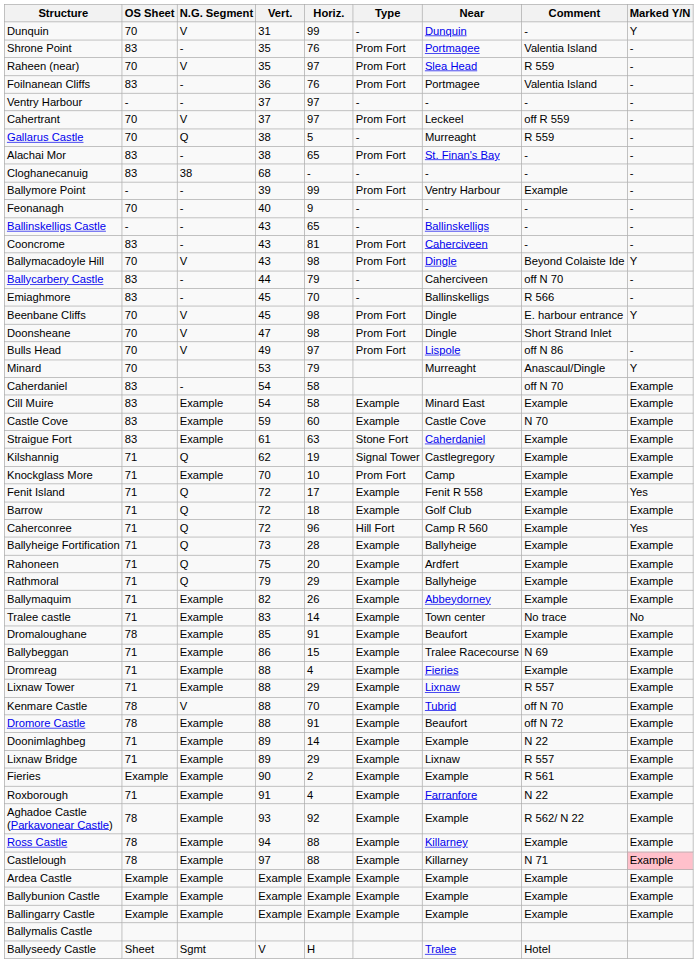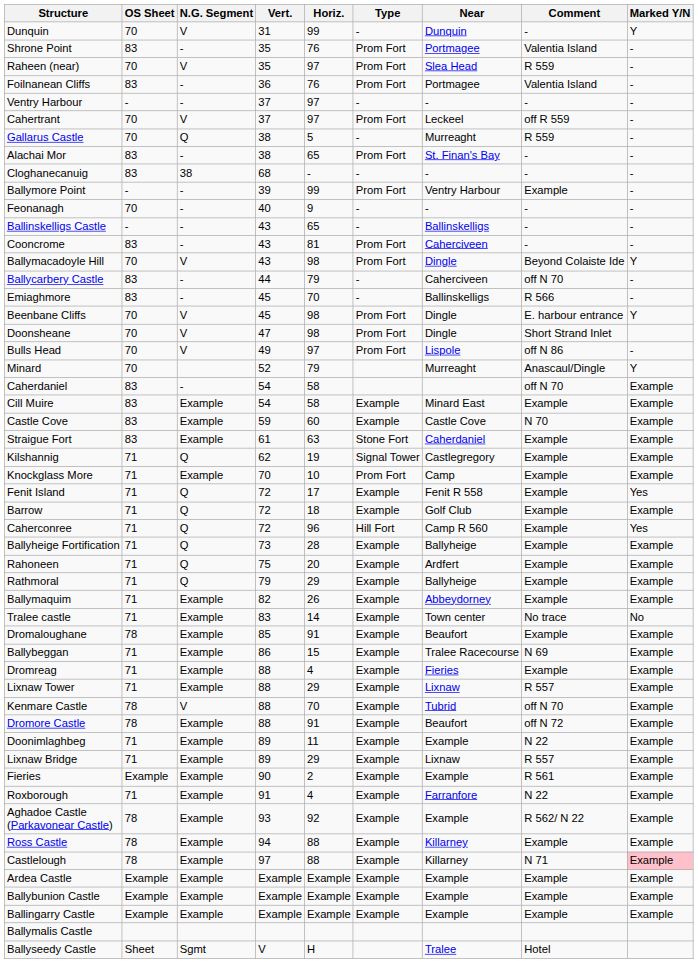(265, 368) 53 -> (265, 368) 52
(313, 741) 14 -> (313, 741) 11
